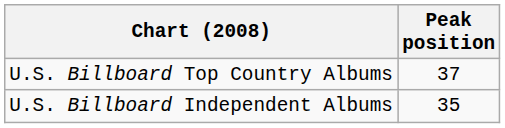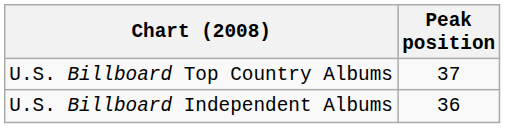(449, 106) 35 -> (449, 106) 36
